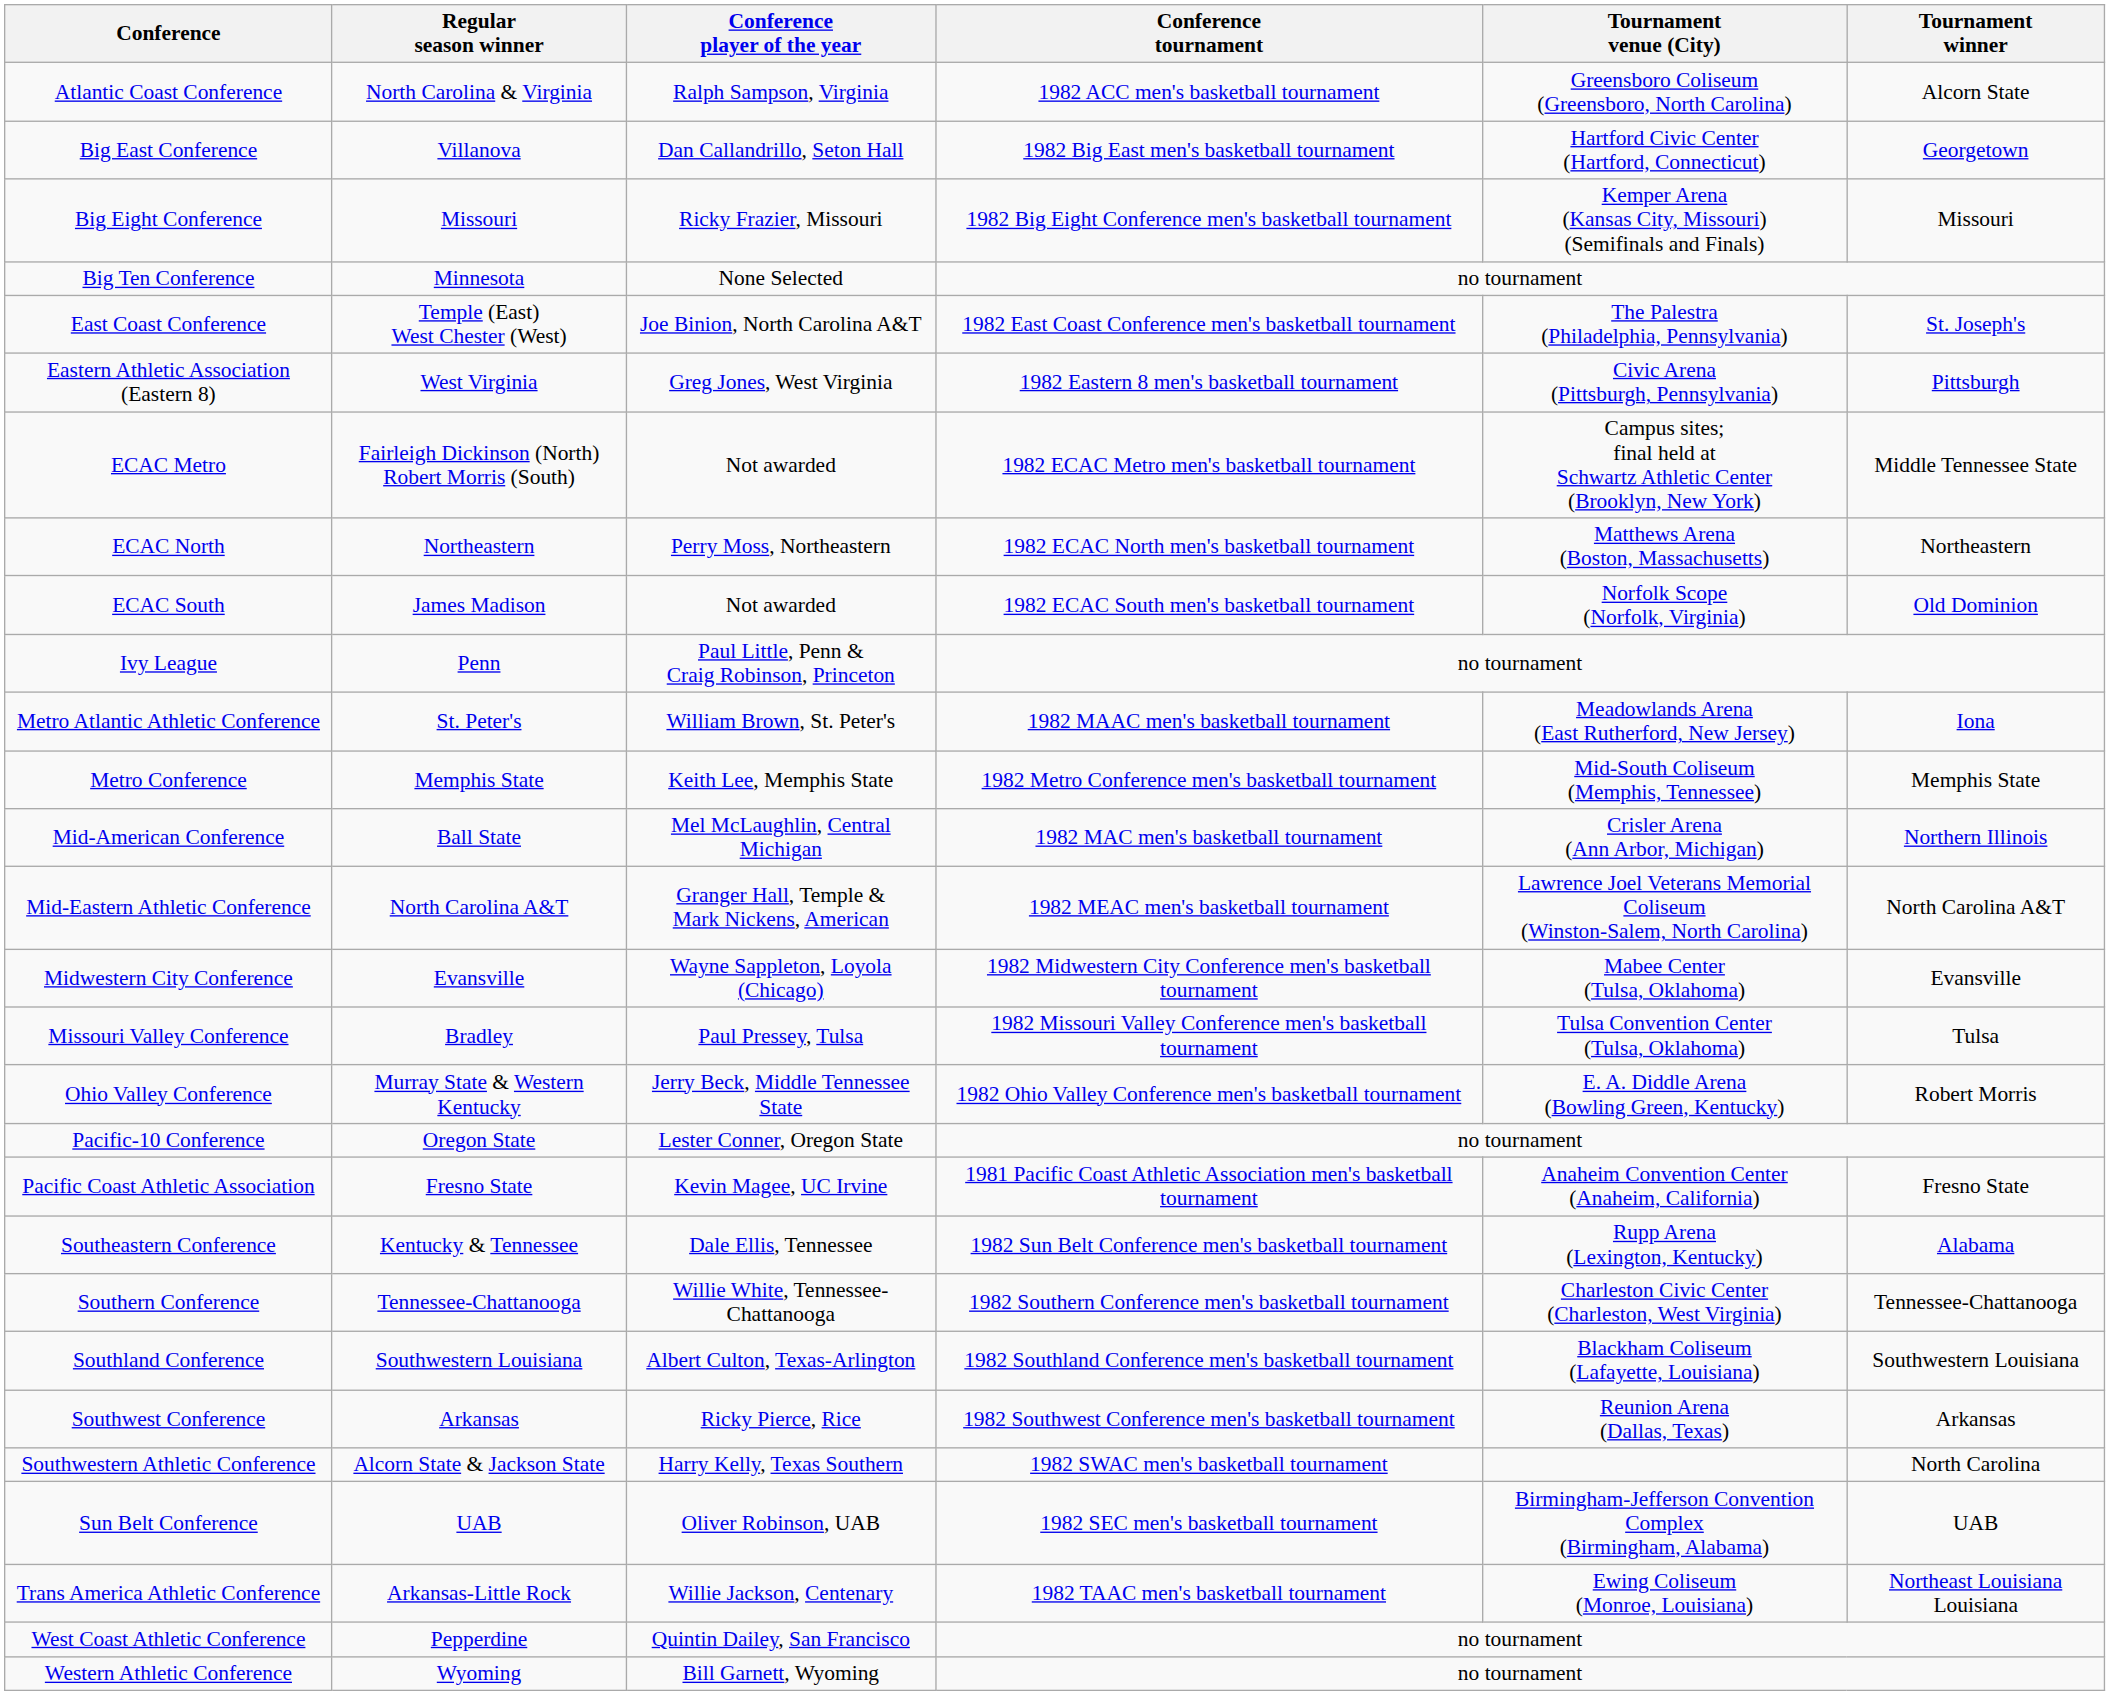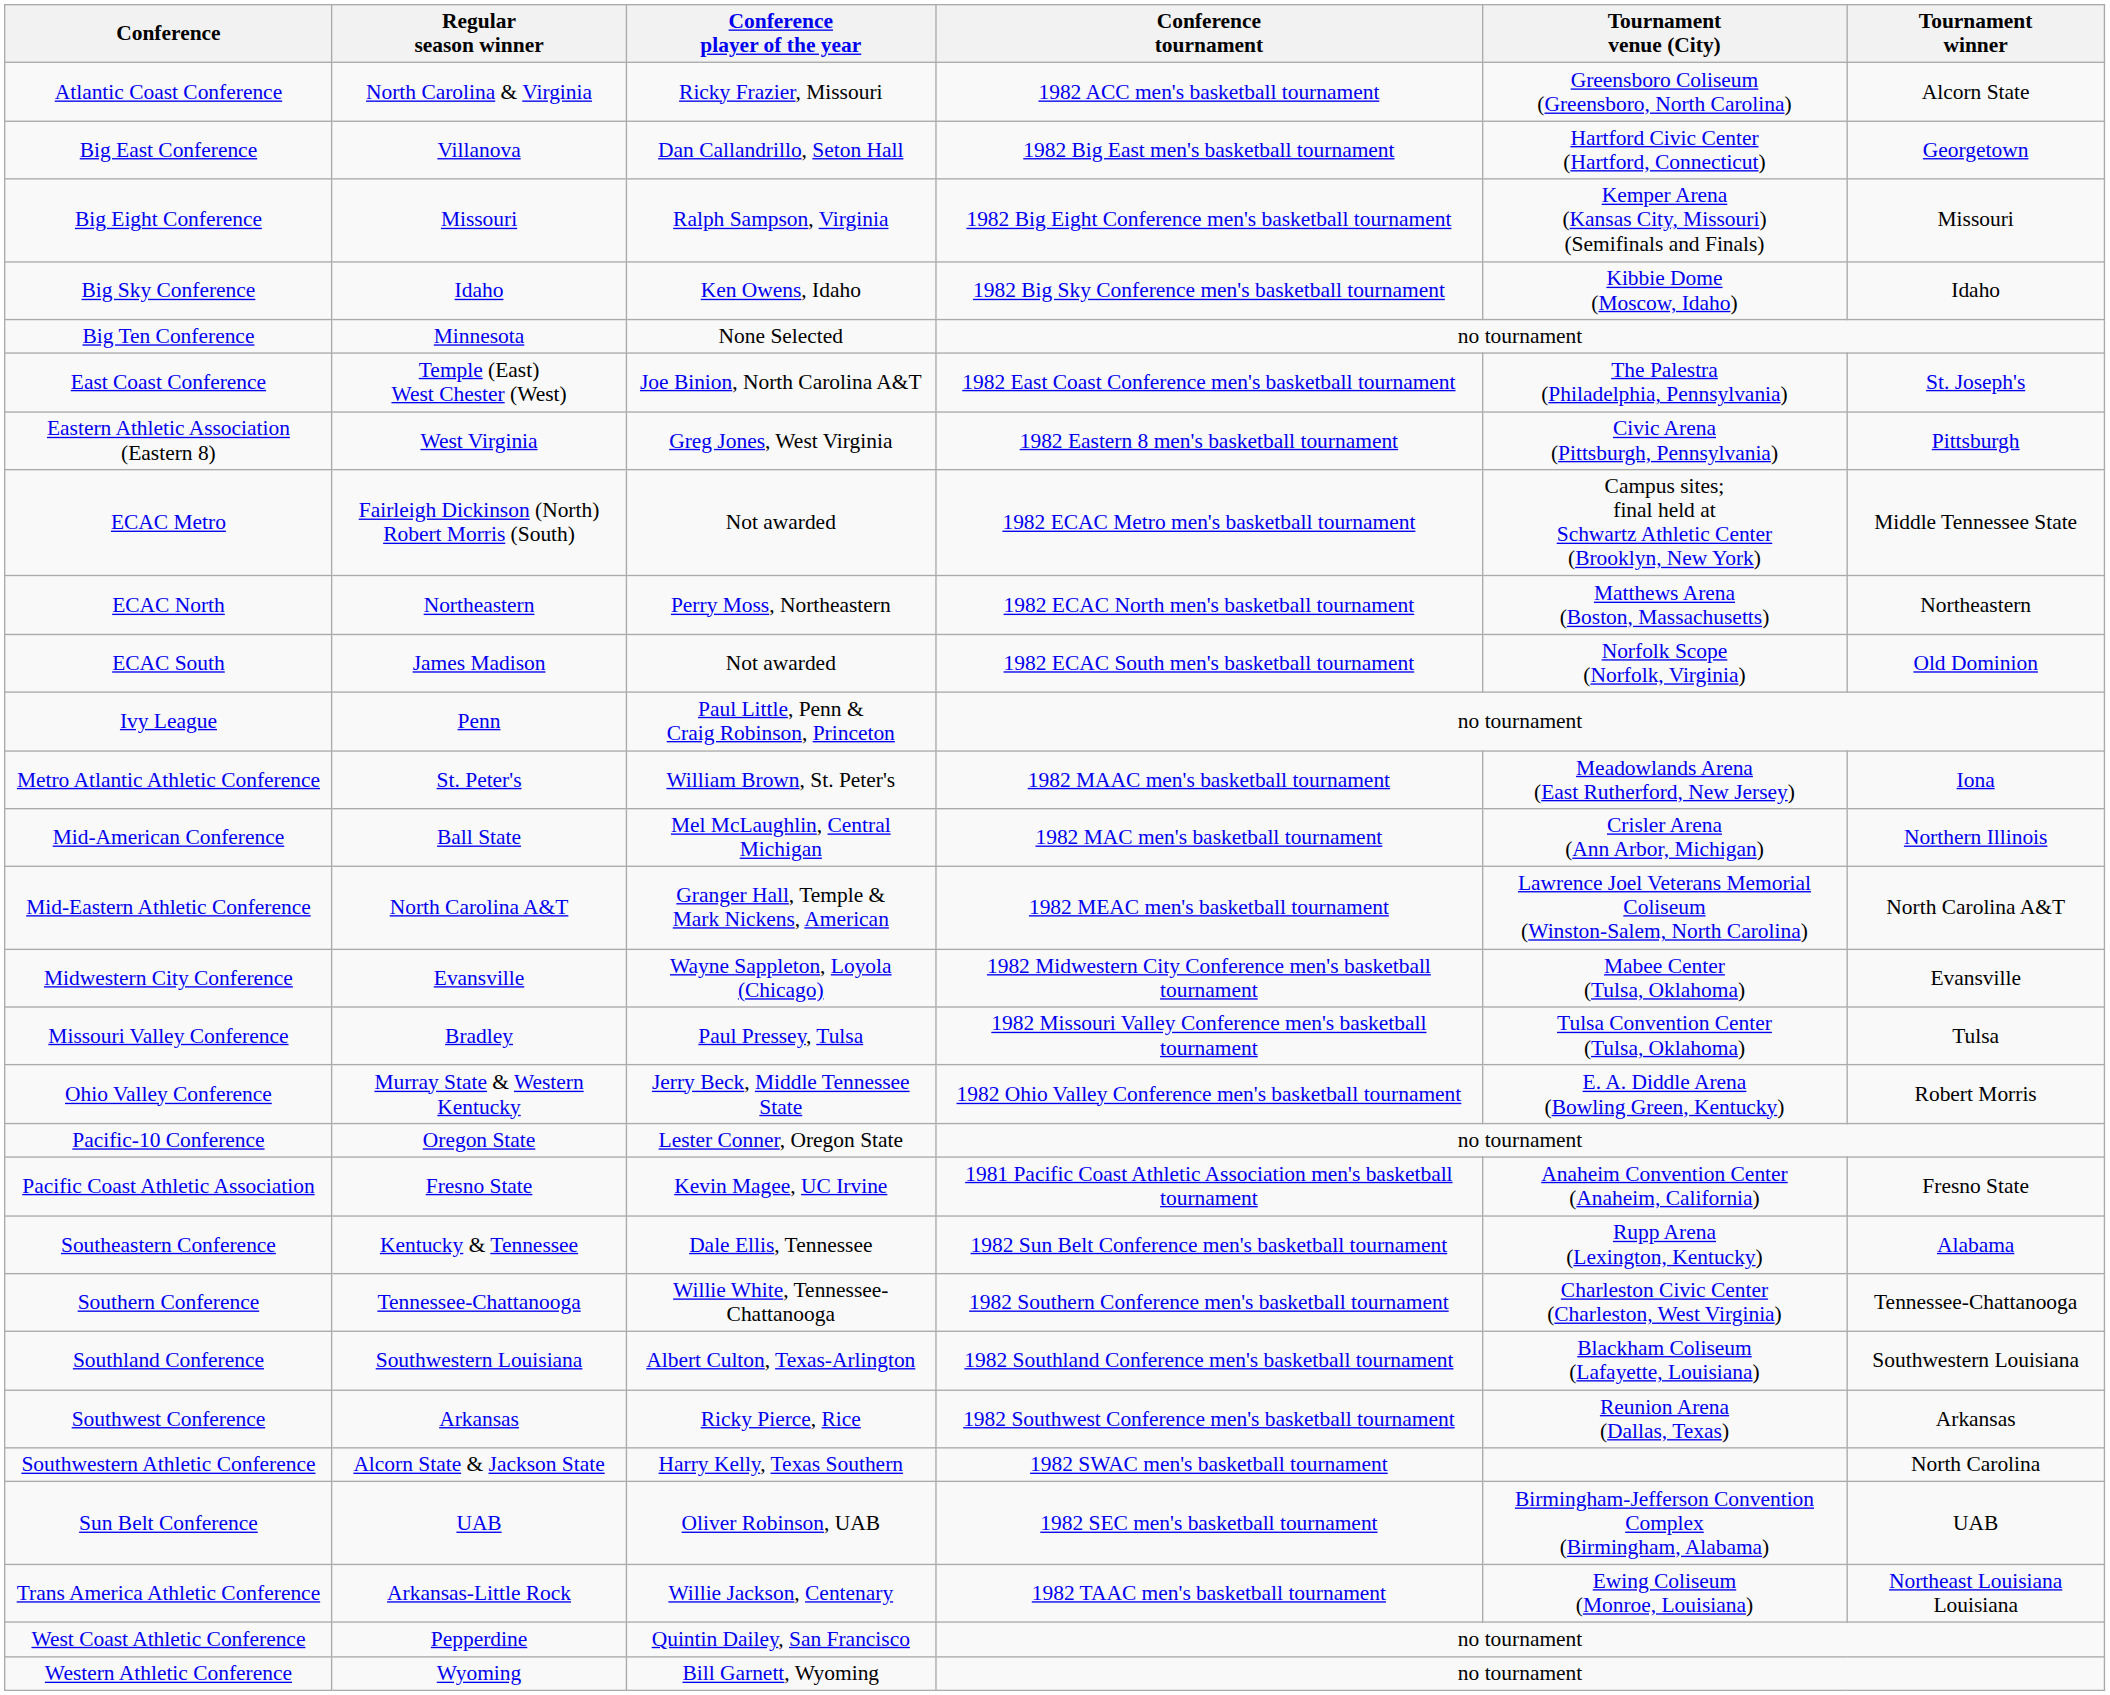(781, 91) Ralph Sampson, Virginia -> (781, 91) Ricky Frazier, Missouri
(781, 219) Ricky Frazier, Missouri -> (781, 219) Ralph Sampson, Virginia
+ row: (168, 290)
- row: (168, 779)
